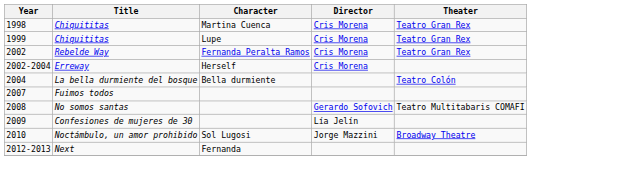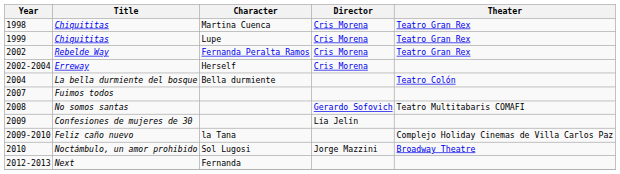+ row: (28, 135)
